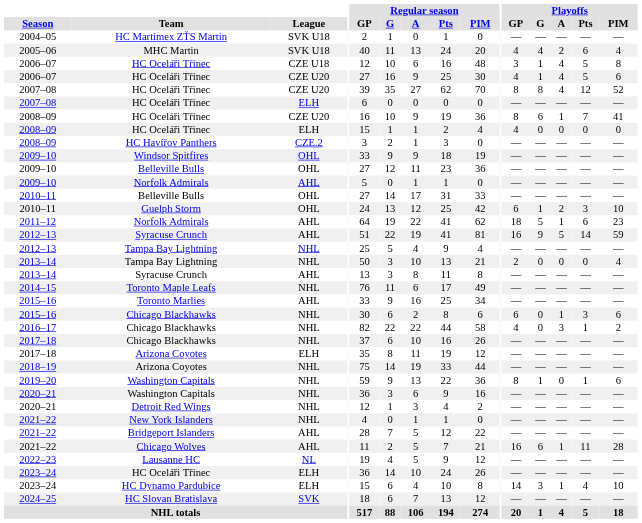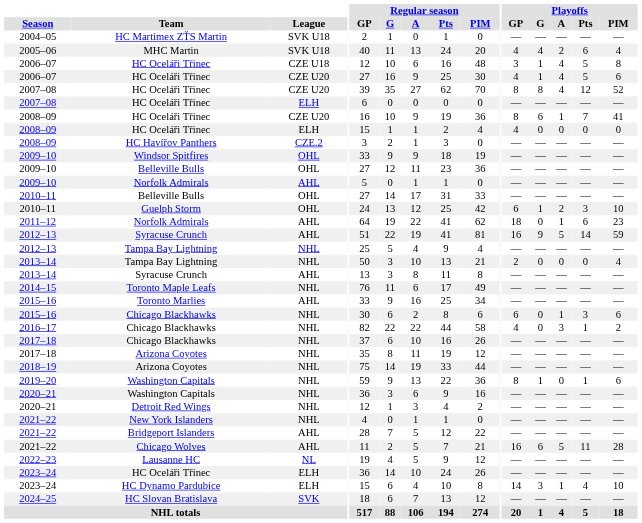(540, 221) 5 -> (540, 221) 0
(309, 353) ELH -> (309, 353) NHL
(561, 446) 1 -> (561, 446) 5
